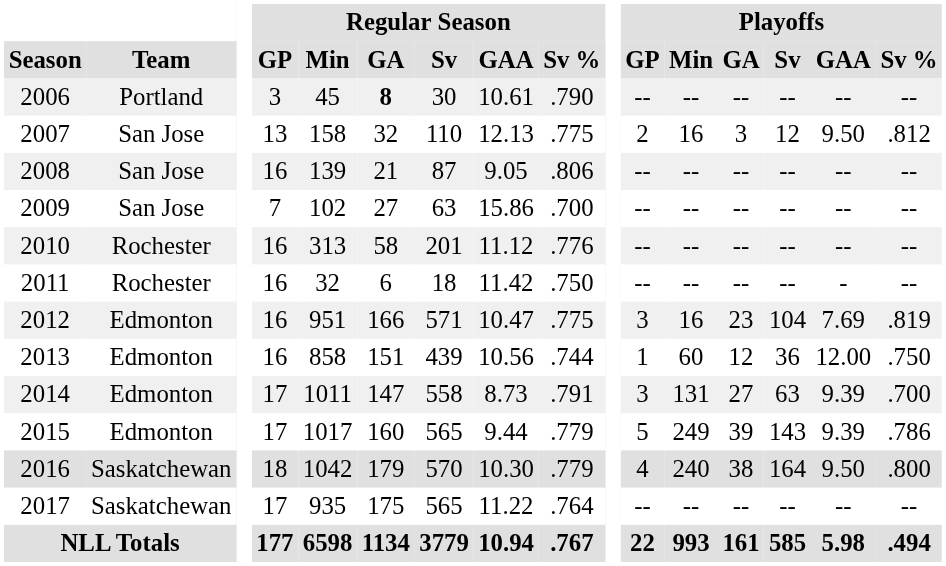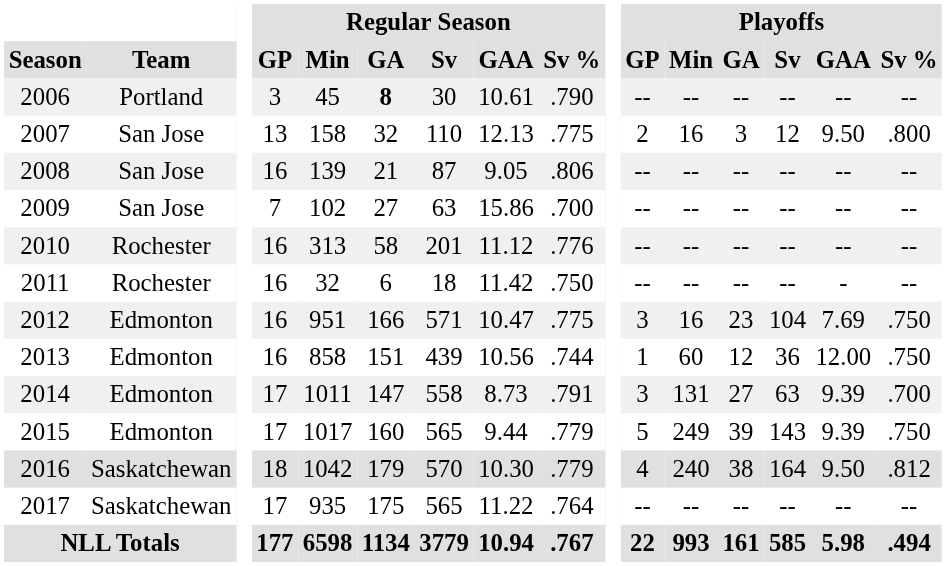(909, 133) .812 -> (909, 133) .800
(909, 319) .819 -> (909, 319) .750
(909, 431) .786 -> (909, 431) .750
(909, 468) .800 -> (909, 468) .812
